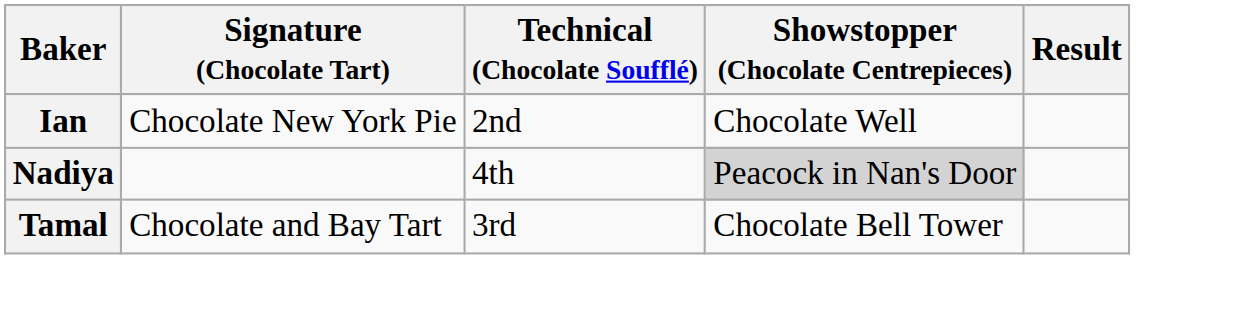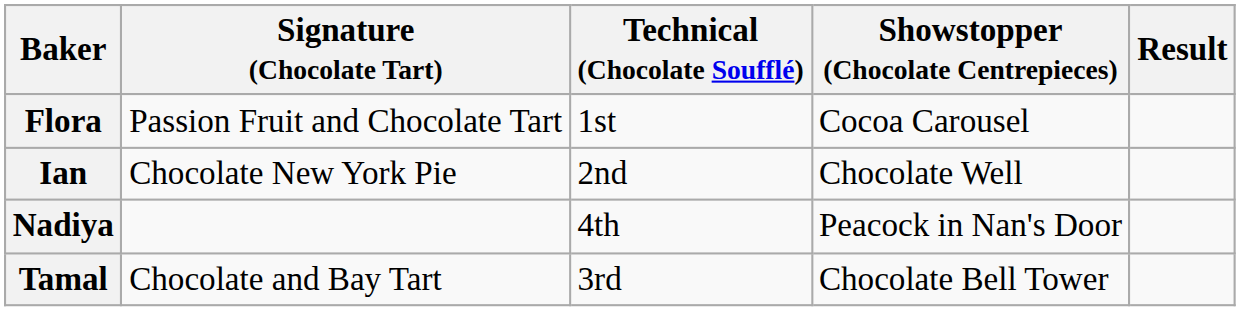+ row: (63, 120)
(865, 173) lightgrey background -> (970, 225) no background
